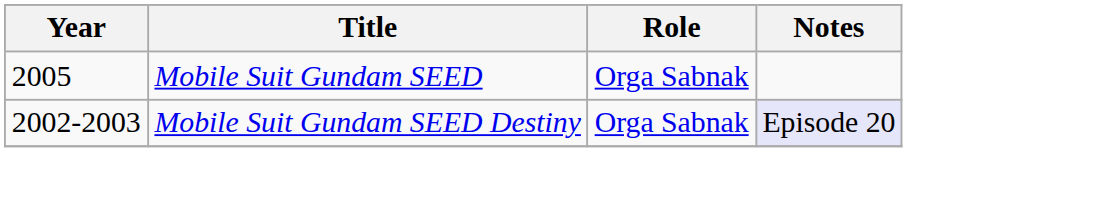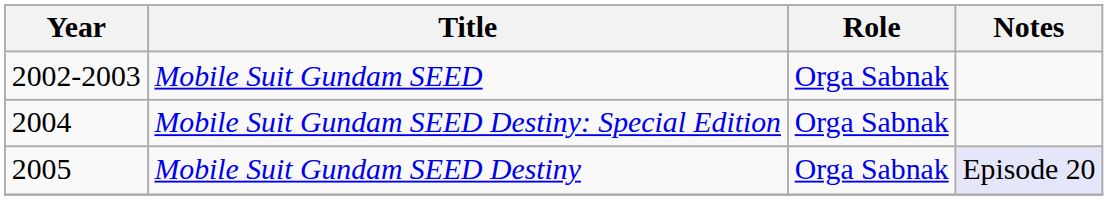(42, 75) 2005 -> (76, 75) 2002-2003
+ row: (468, 122)
(76, 122) 2002-2003 -> (42, 169) 2005
